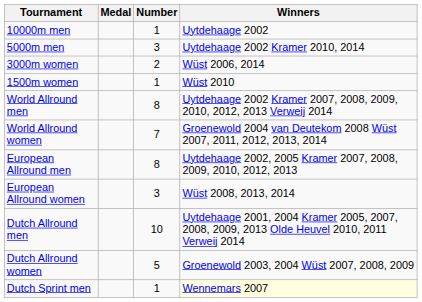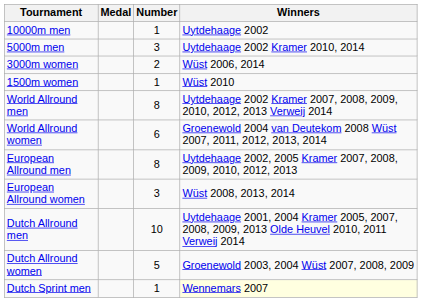(157, 135) 7 -> (157, 135) 6
